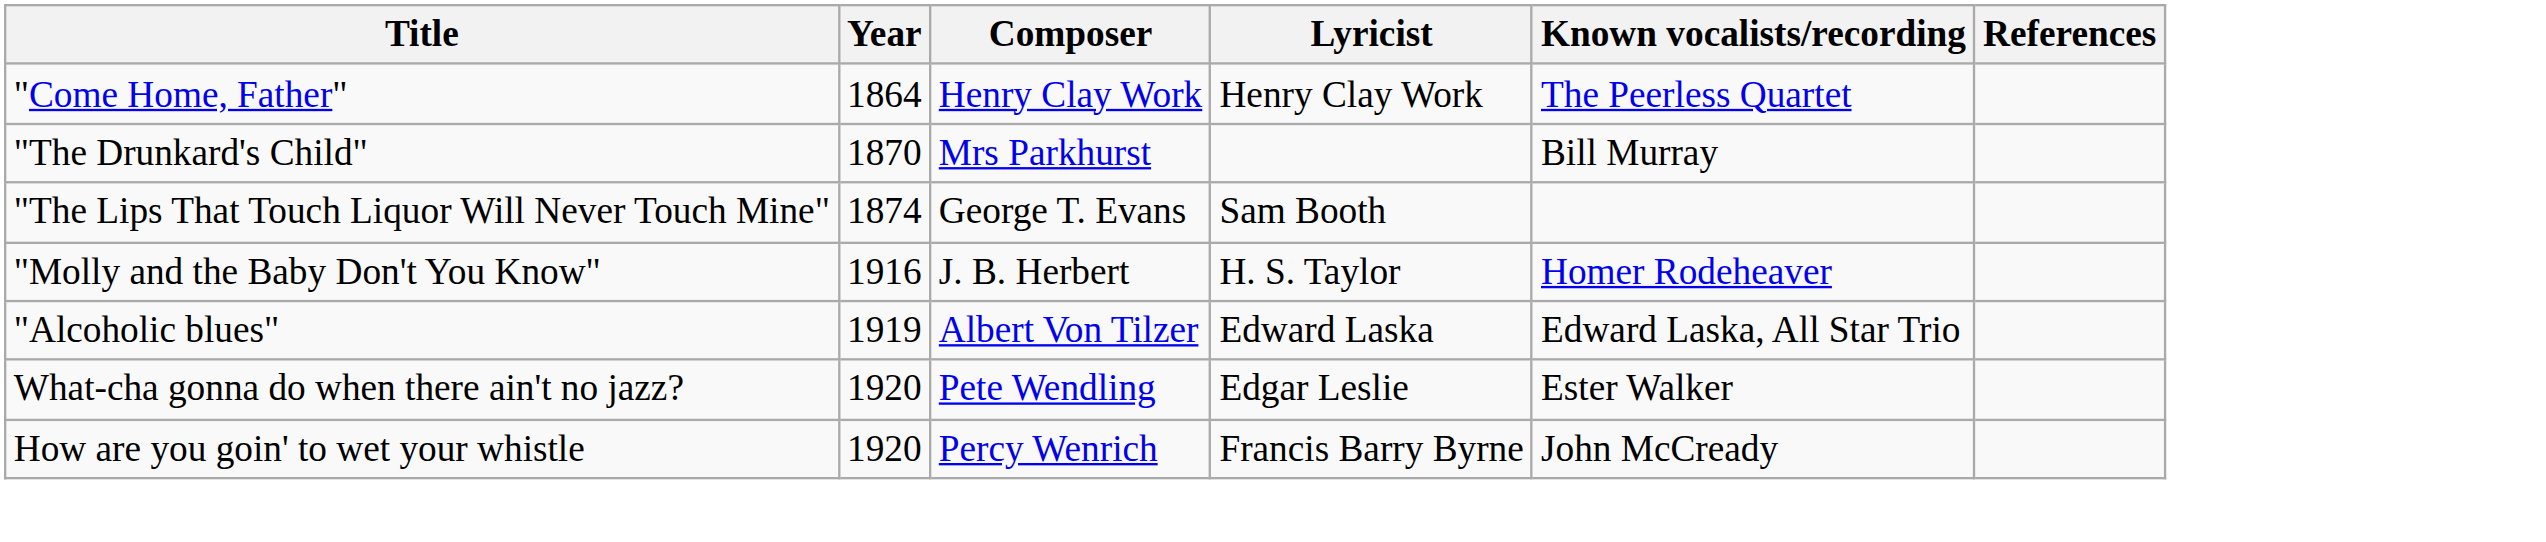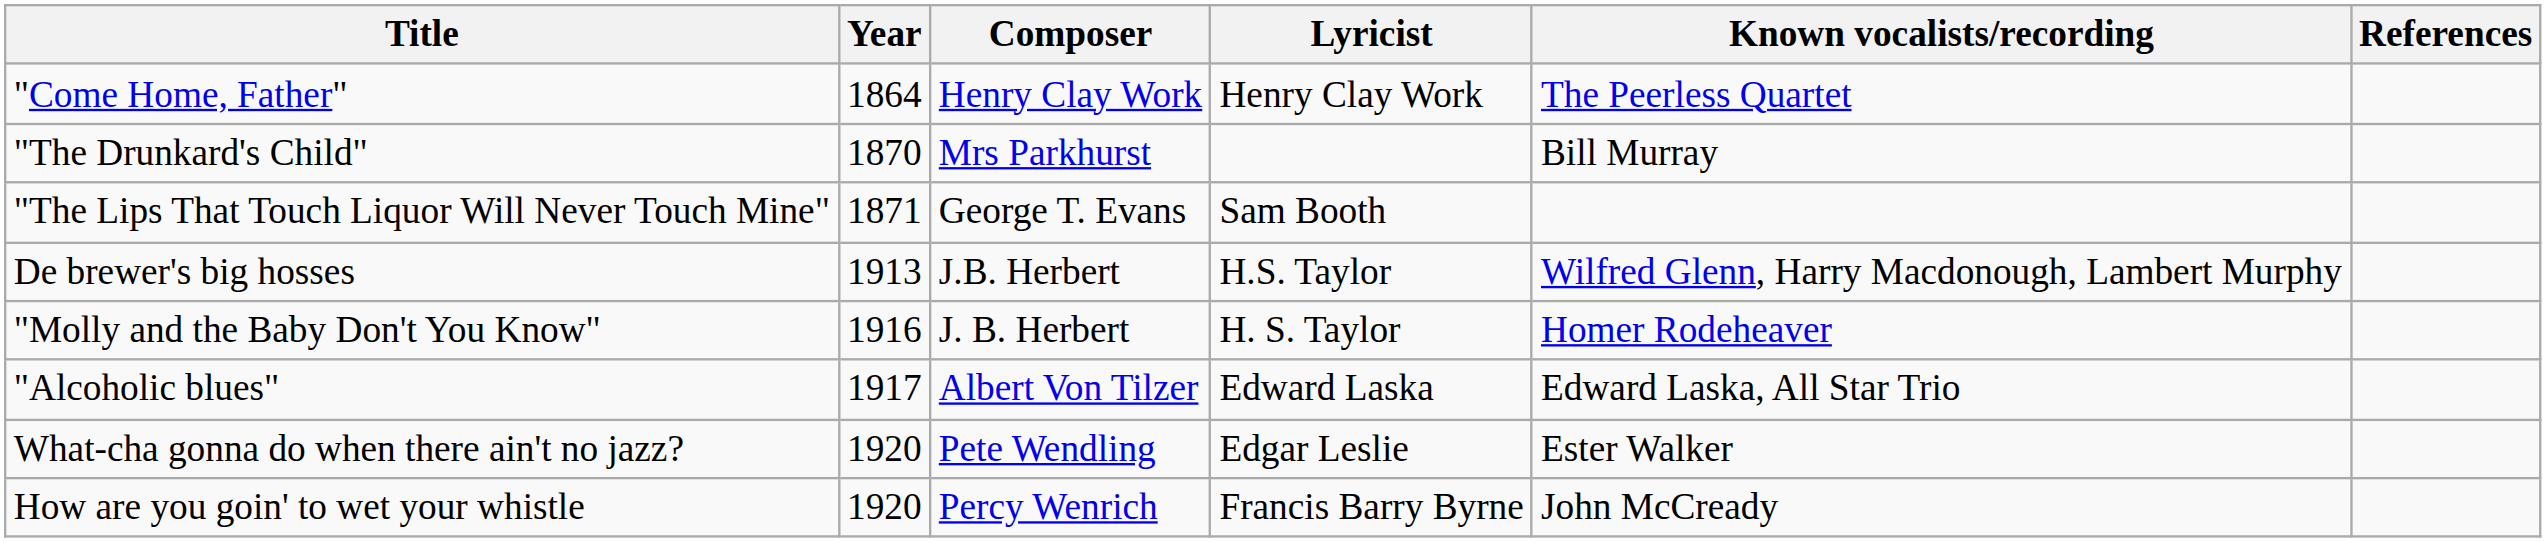(884, 211) 1874 -> (884, 211) 1871
+ row: (184, 270)
(884, 329) 1919 -> (884, 388) 1917
